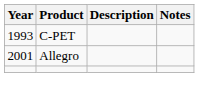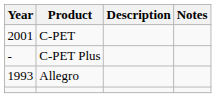(20, 35) 1993 -> (20, 35) 2001
+ row: (70, 55)
(20, 55) 2001 -> (20, 76) 1993
